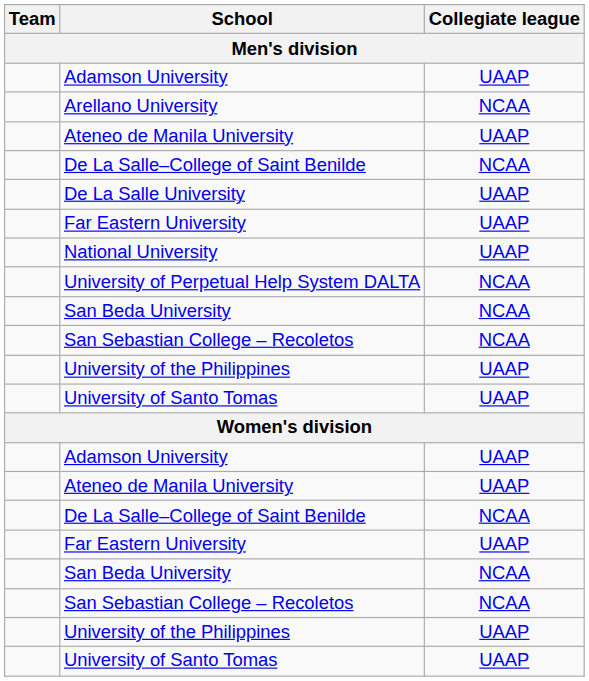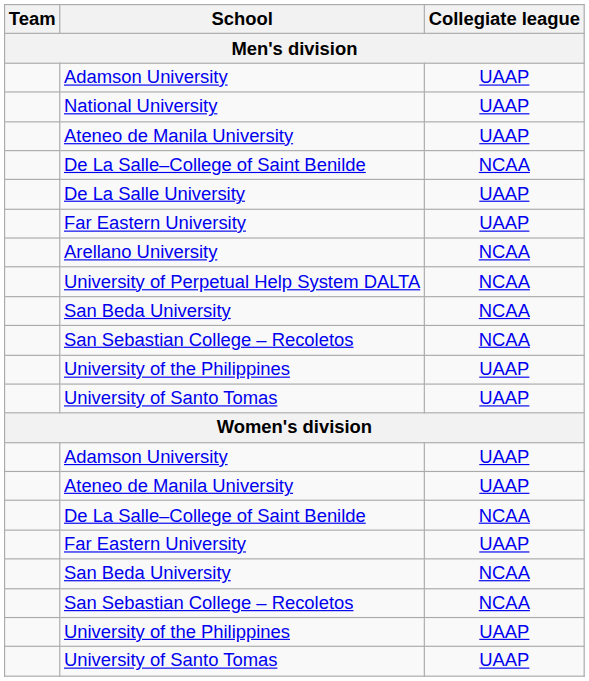rows swapped: (141, 106) <-> (141, 252)
